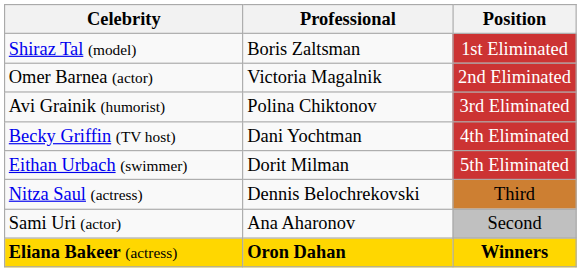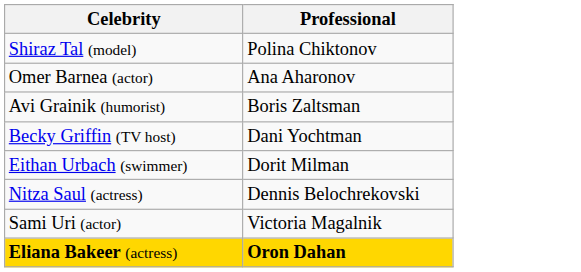- column: (515, 19)
(304, 48) Boris Zaltsman -> (312, 48) Polina Chiktonov
(314, 77) Victoria Magalnik -> (301, 77) Ana Aharonov
(312, 106) Polina Chiktonov -> (304, 106) Boris Zaltsman
(301, 223) Ana Aharonov -> (314, 223) Victoria Magalnik
